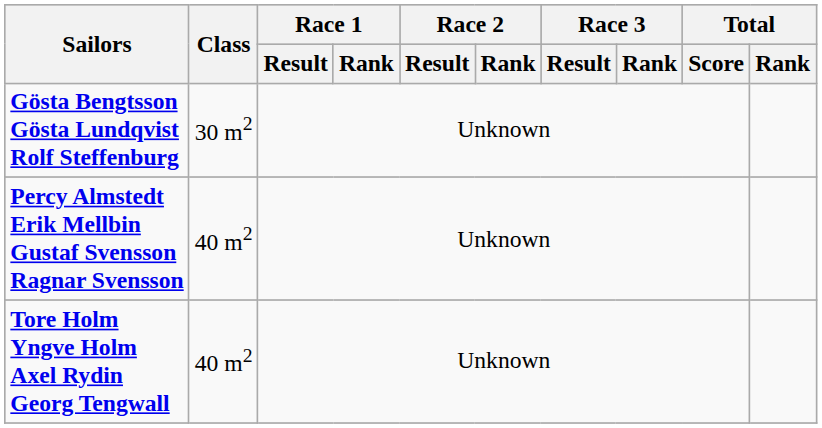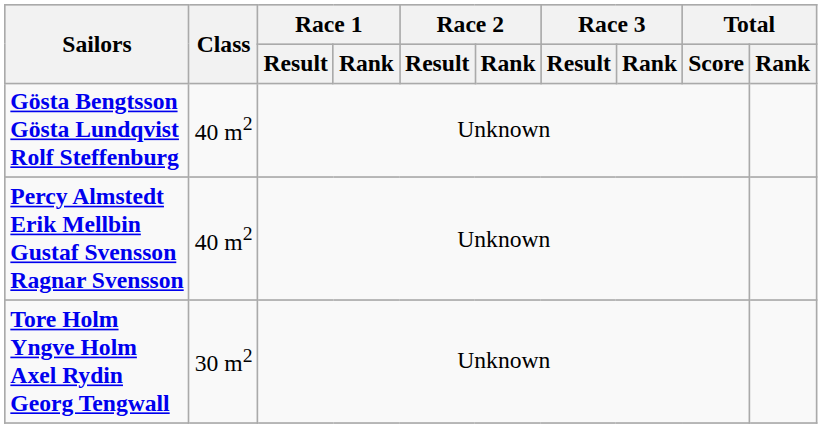(224, 130) 30 m2 -> (224, 130) 40 m2
(224, 361) 40 m2 -> (224, 361) 30 m2
